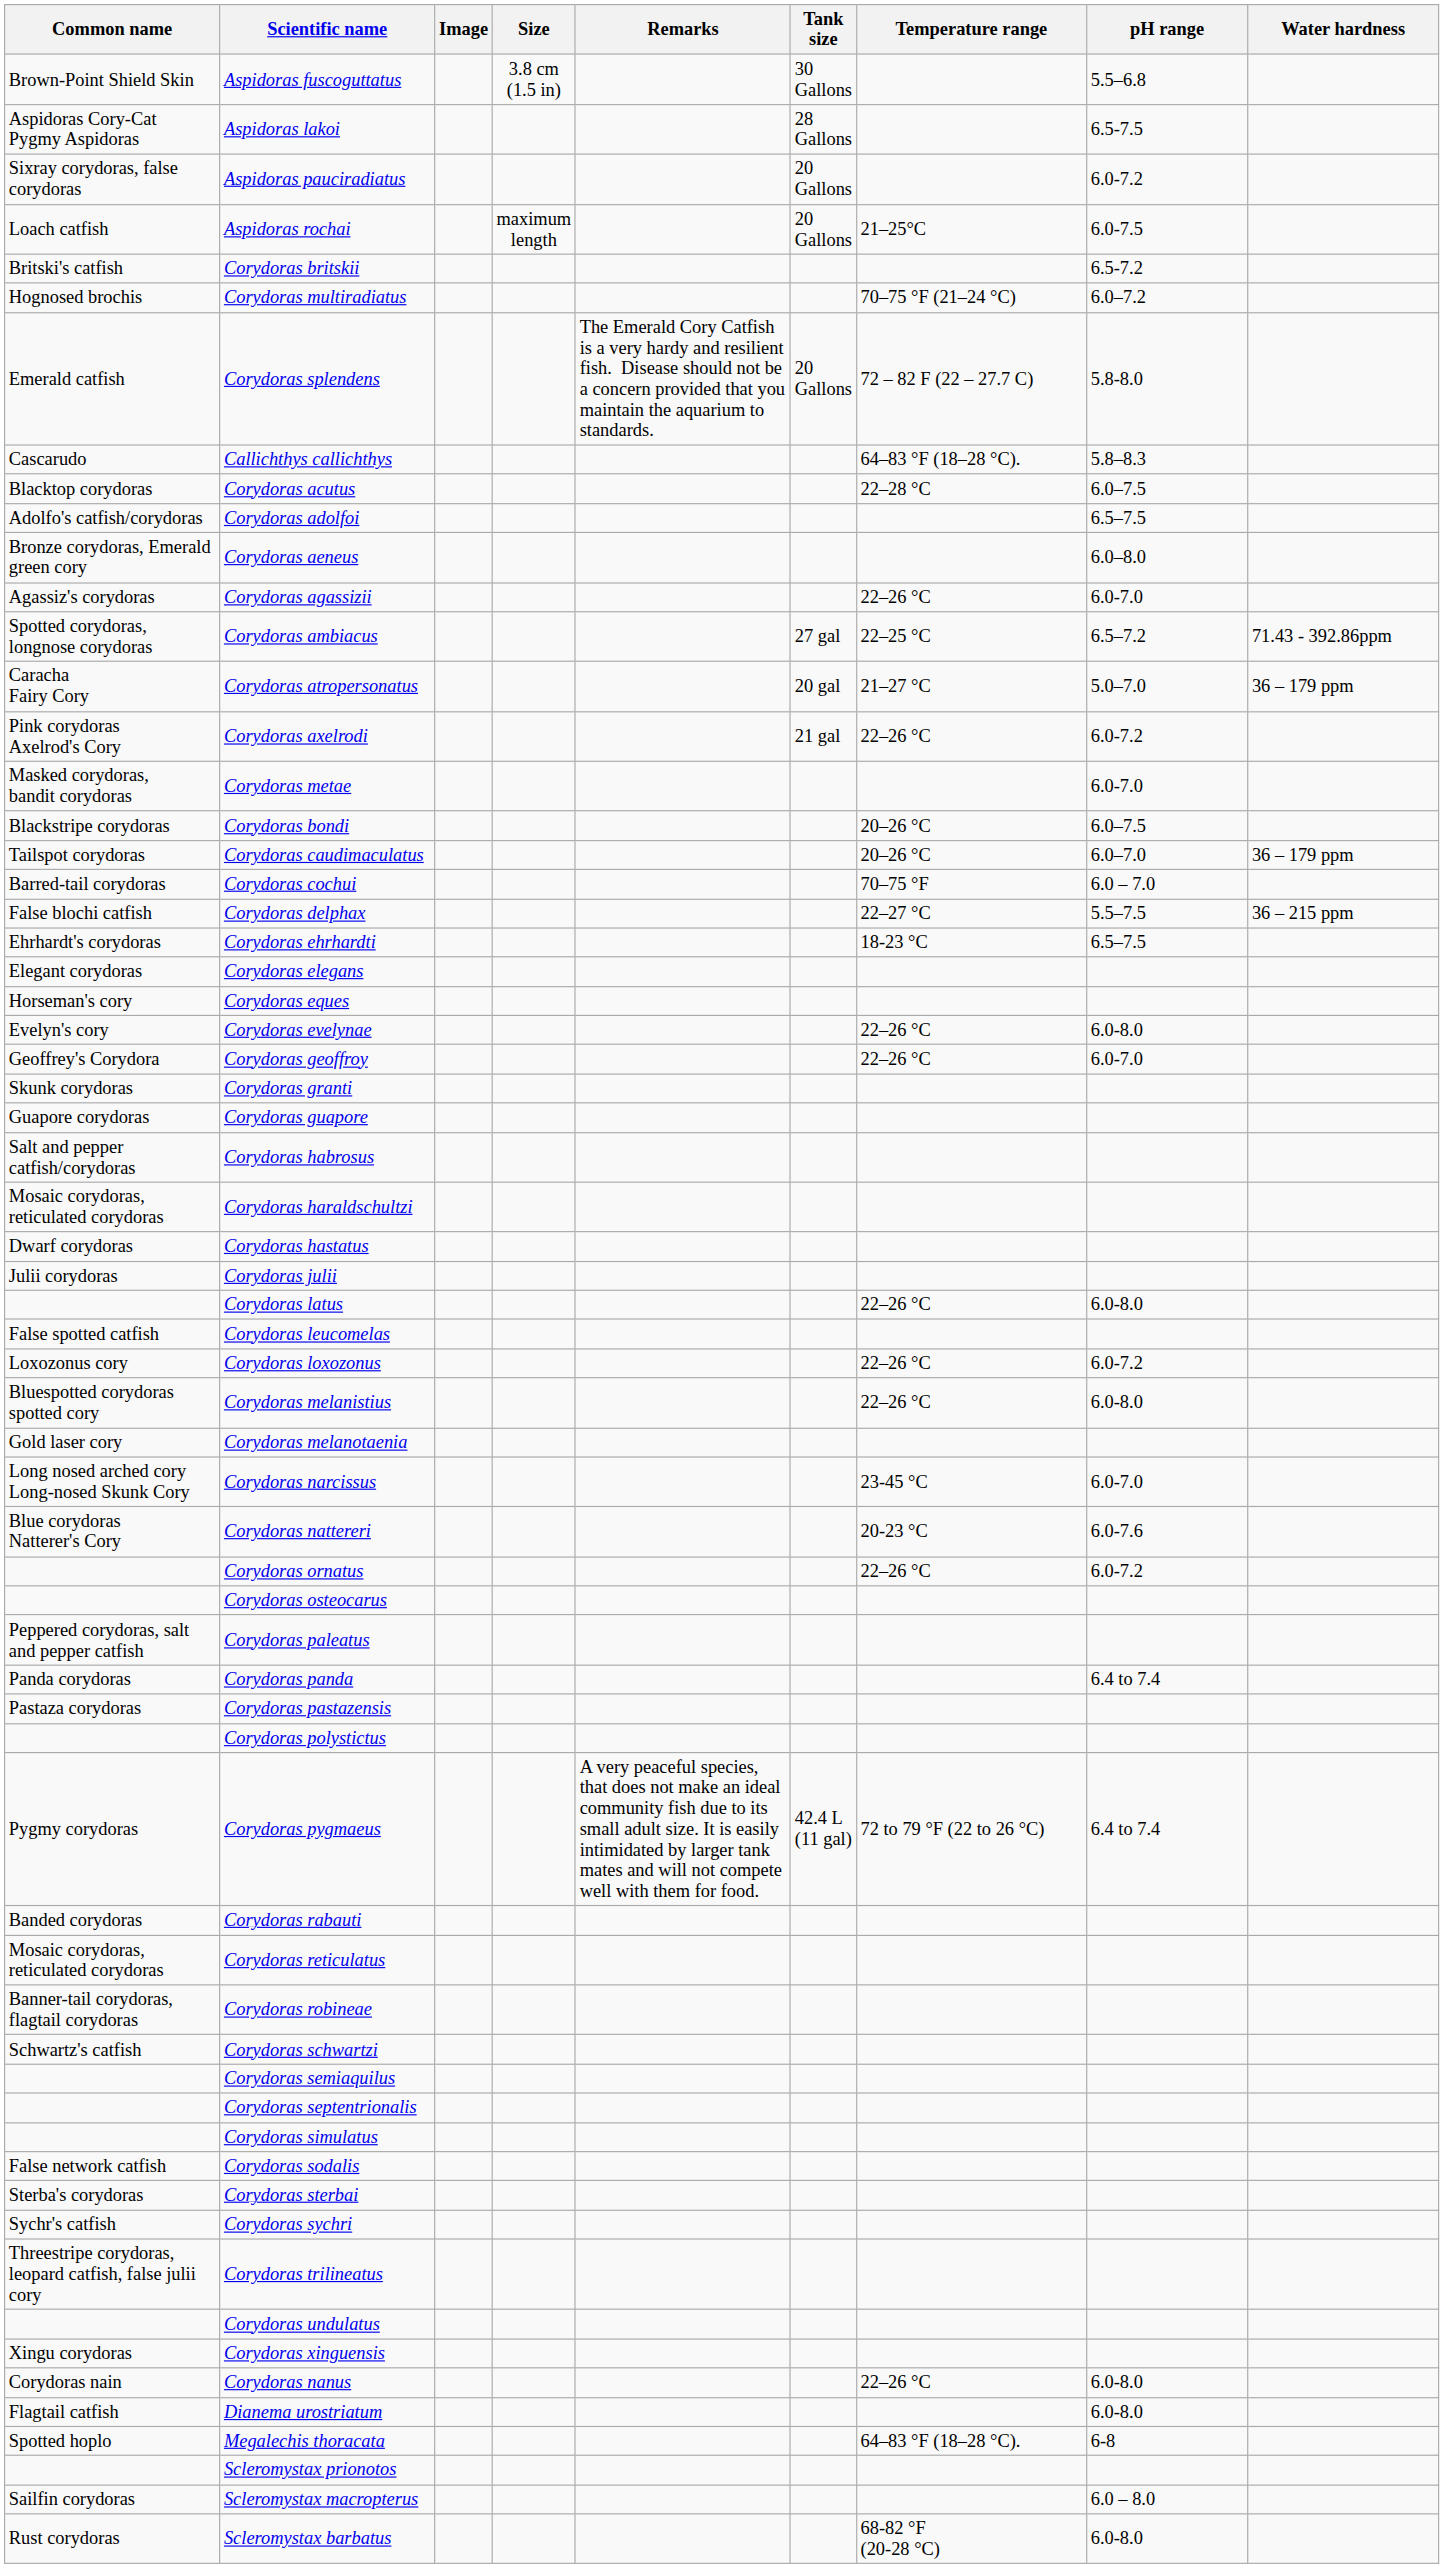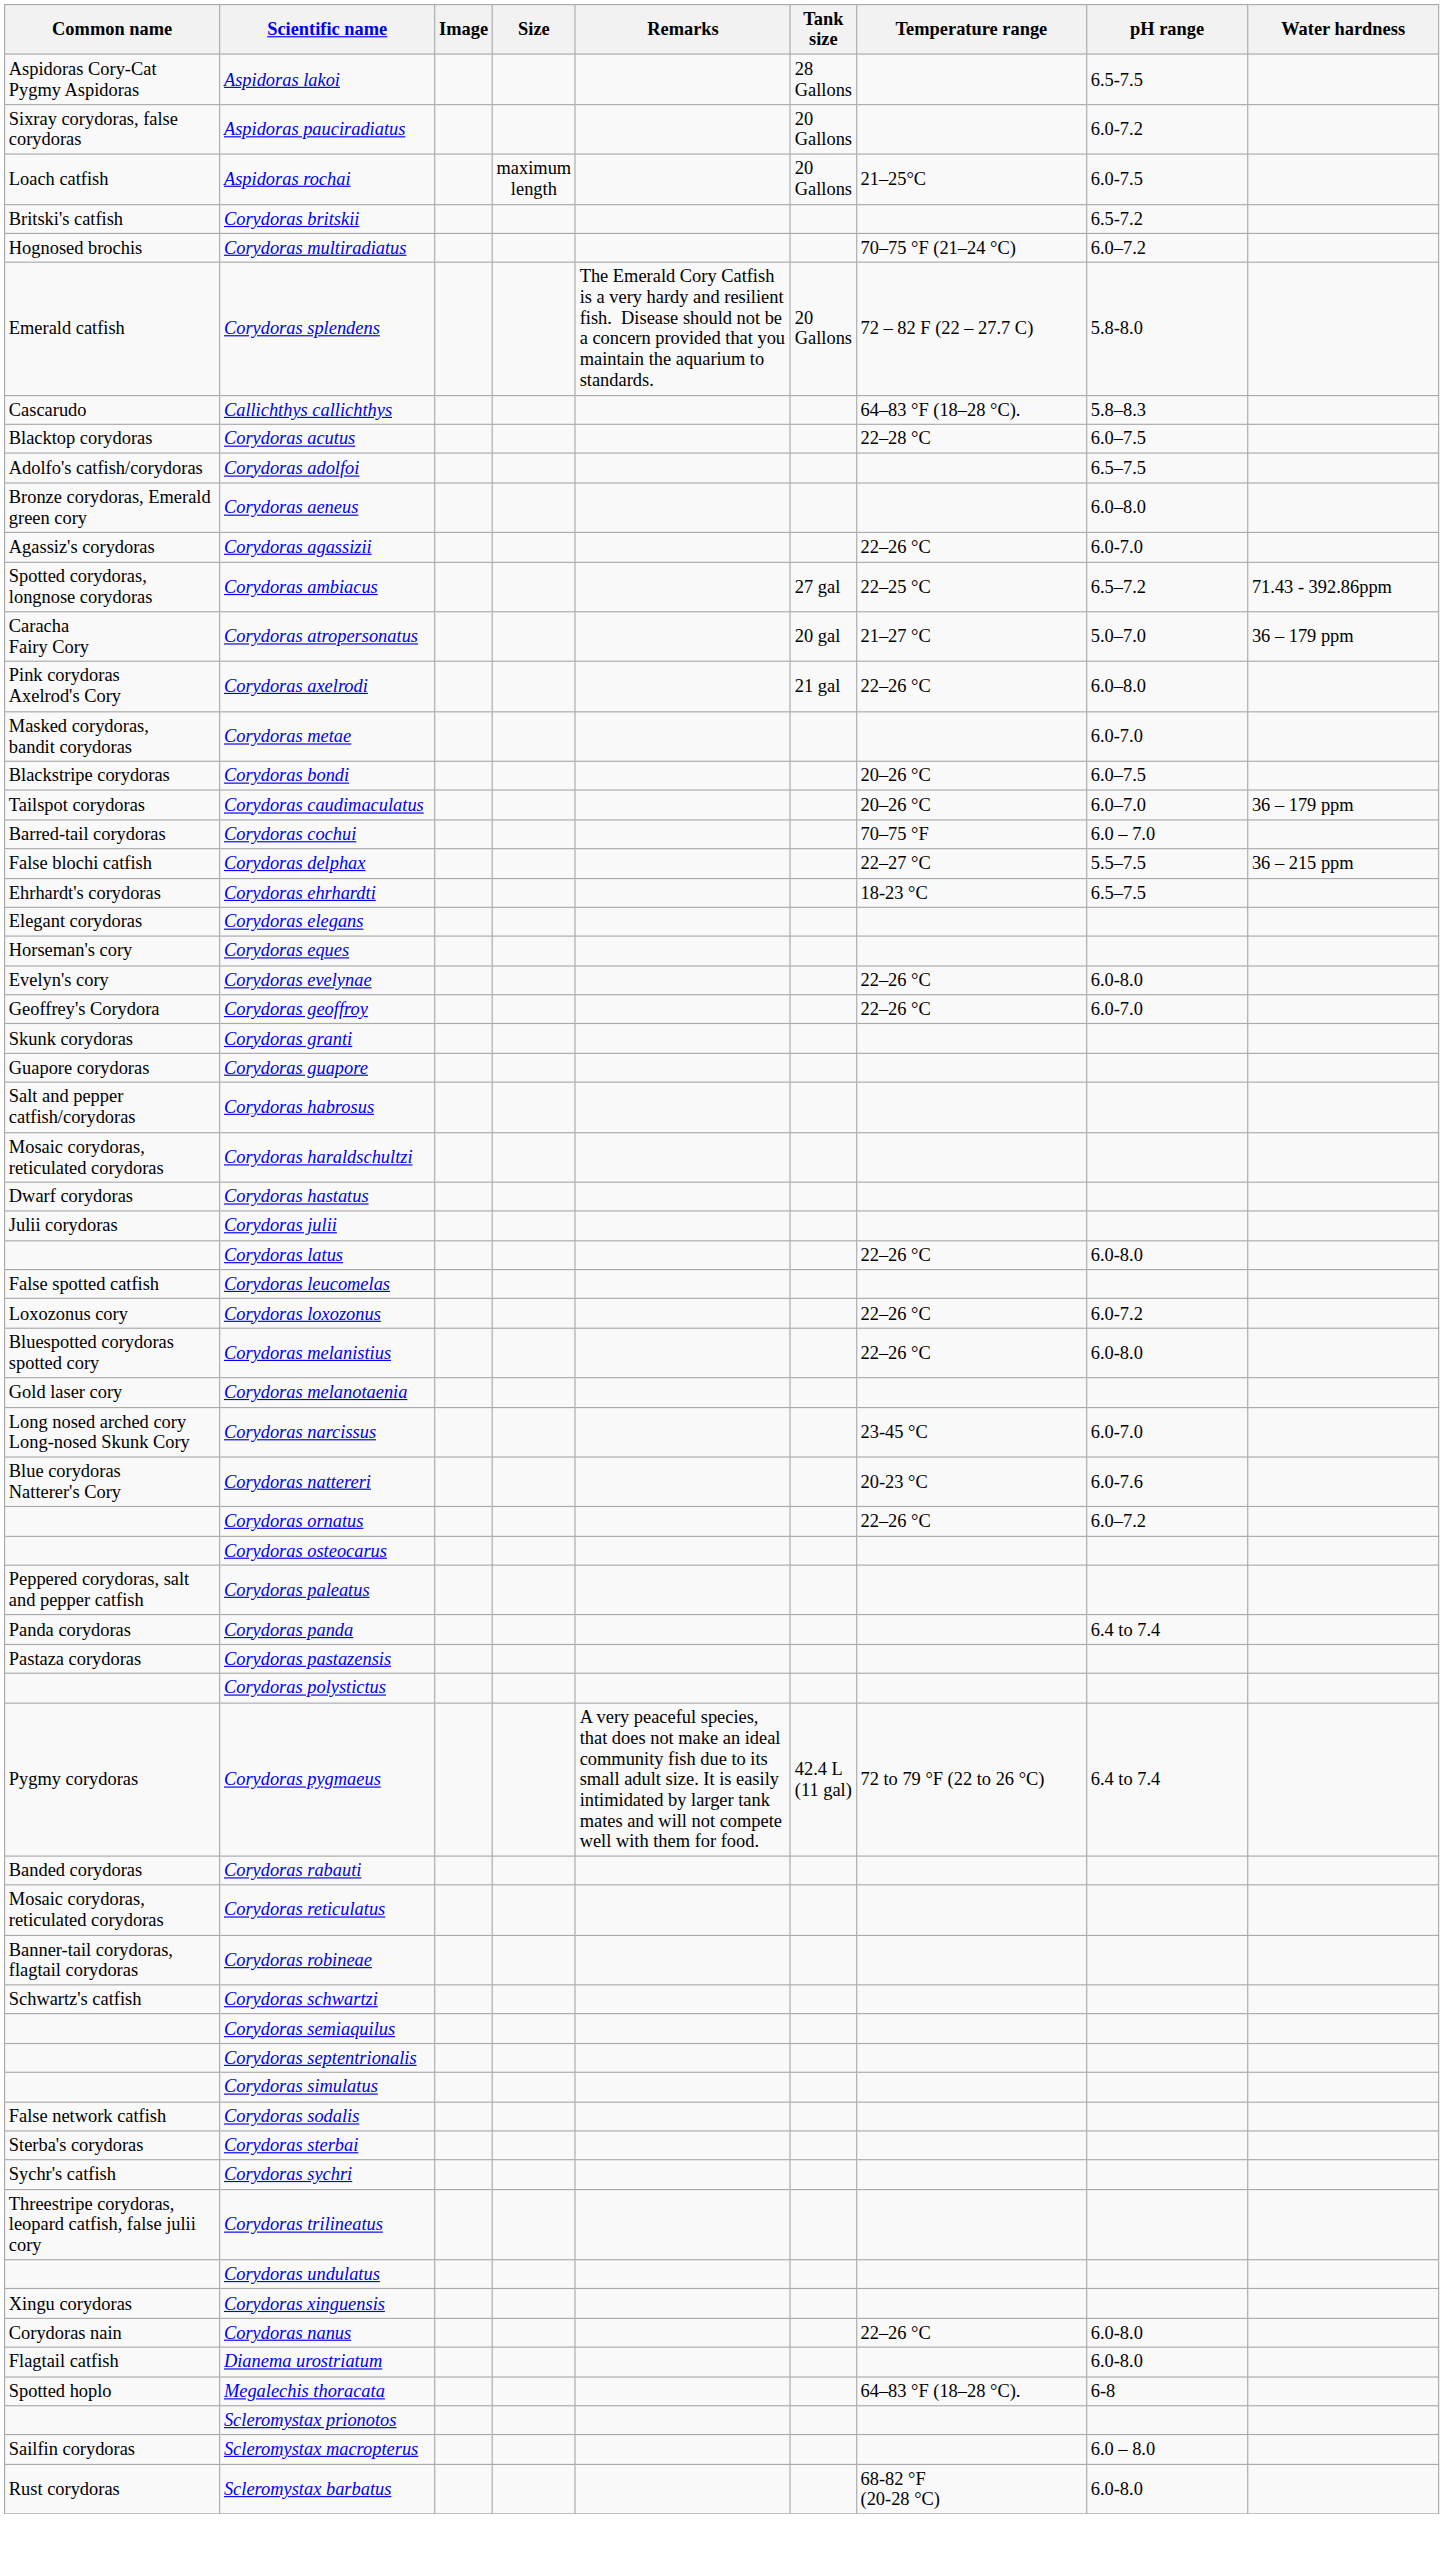- row: (313, 79)
(1117, 736) 6.0-7.2 -> (1118, 686) 6.0–8.0
(1117, 1571) 6.0-7.2 -> (1118, 1521) 6.0–7.2
